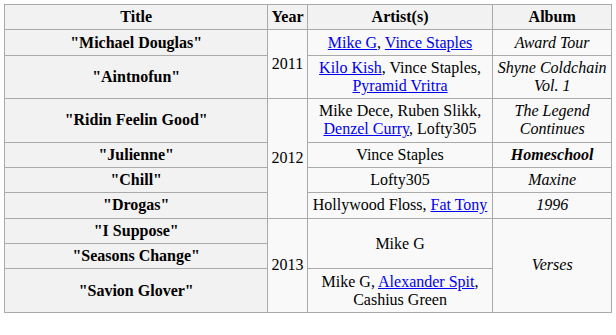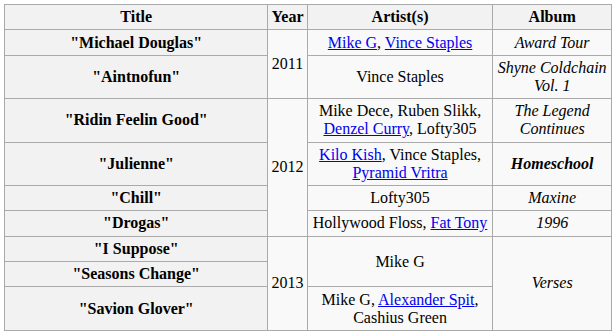(400, 76) Kilo Kish, Vince Staples, Pyramid Vritra -> (400, 76) Vince Staples
(400, 154) Vince Staples -> (400, 163) Kilo Kish, Vince Staples, Pyramid Vritra
